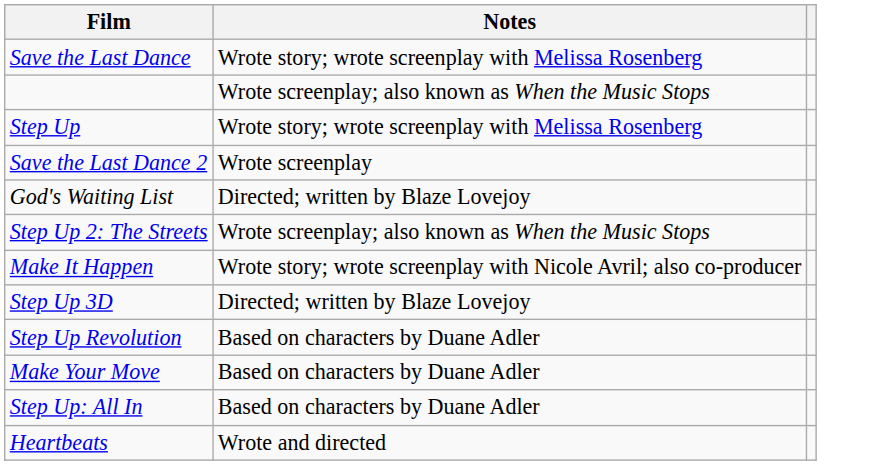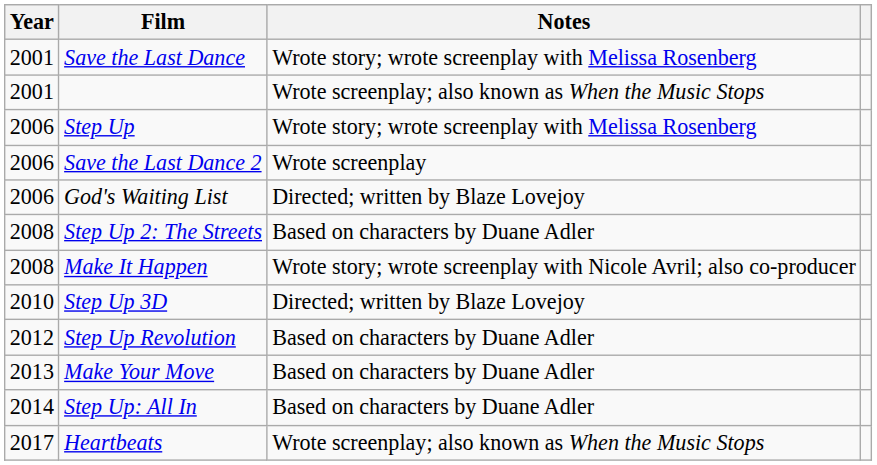+ column: (32, 22)
(464, 232) Wrote screenplay; also known as When the Music Stops -> (433, 232) Based on characters by Duane Adler
(302, 442) Wrote and directed -> (518, 442) Wrote screenplay; also known as When the Music Stops
